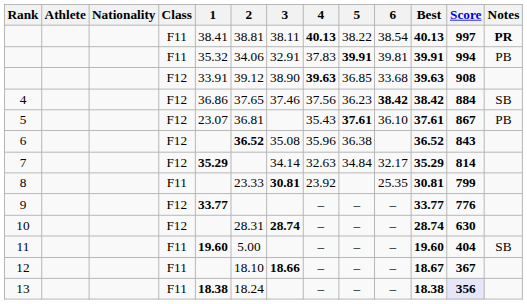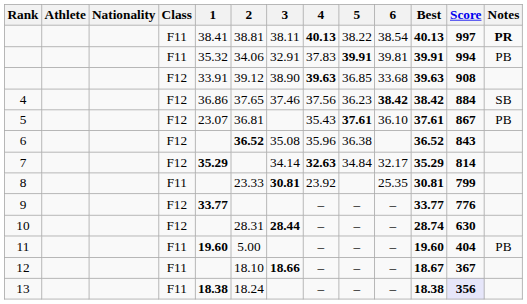(321, 162) normal -> (321, 162) bold
(285, 225) 28.74 -> (285, 225) 28.44
(503, 246) SB -> (503, 246) PB
